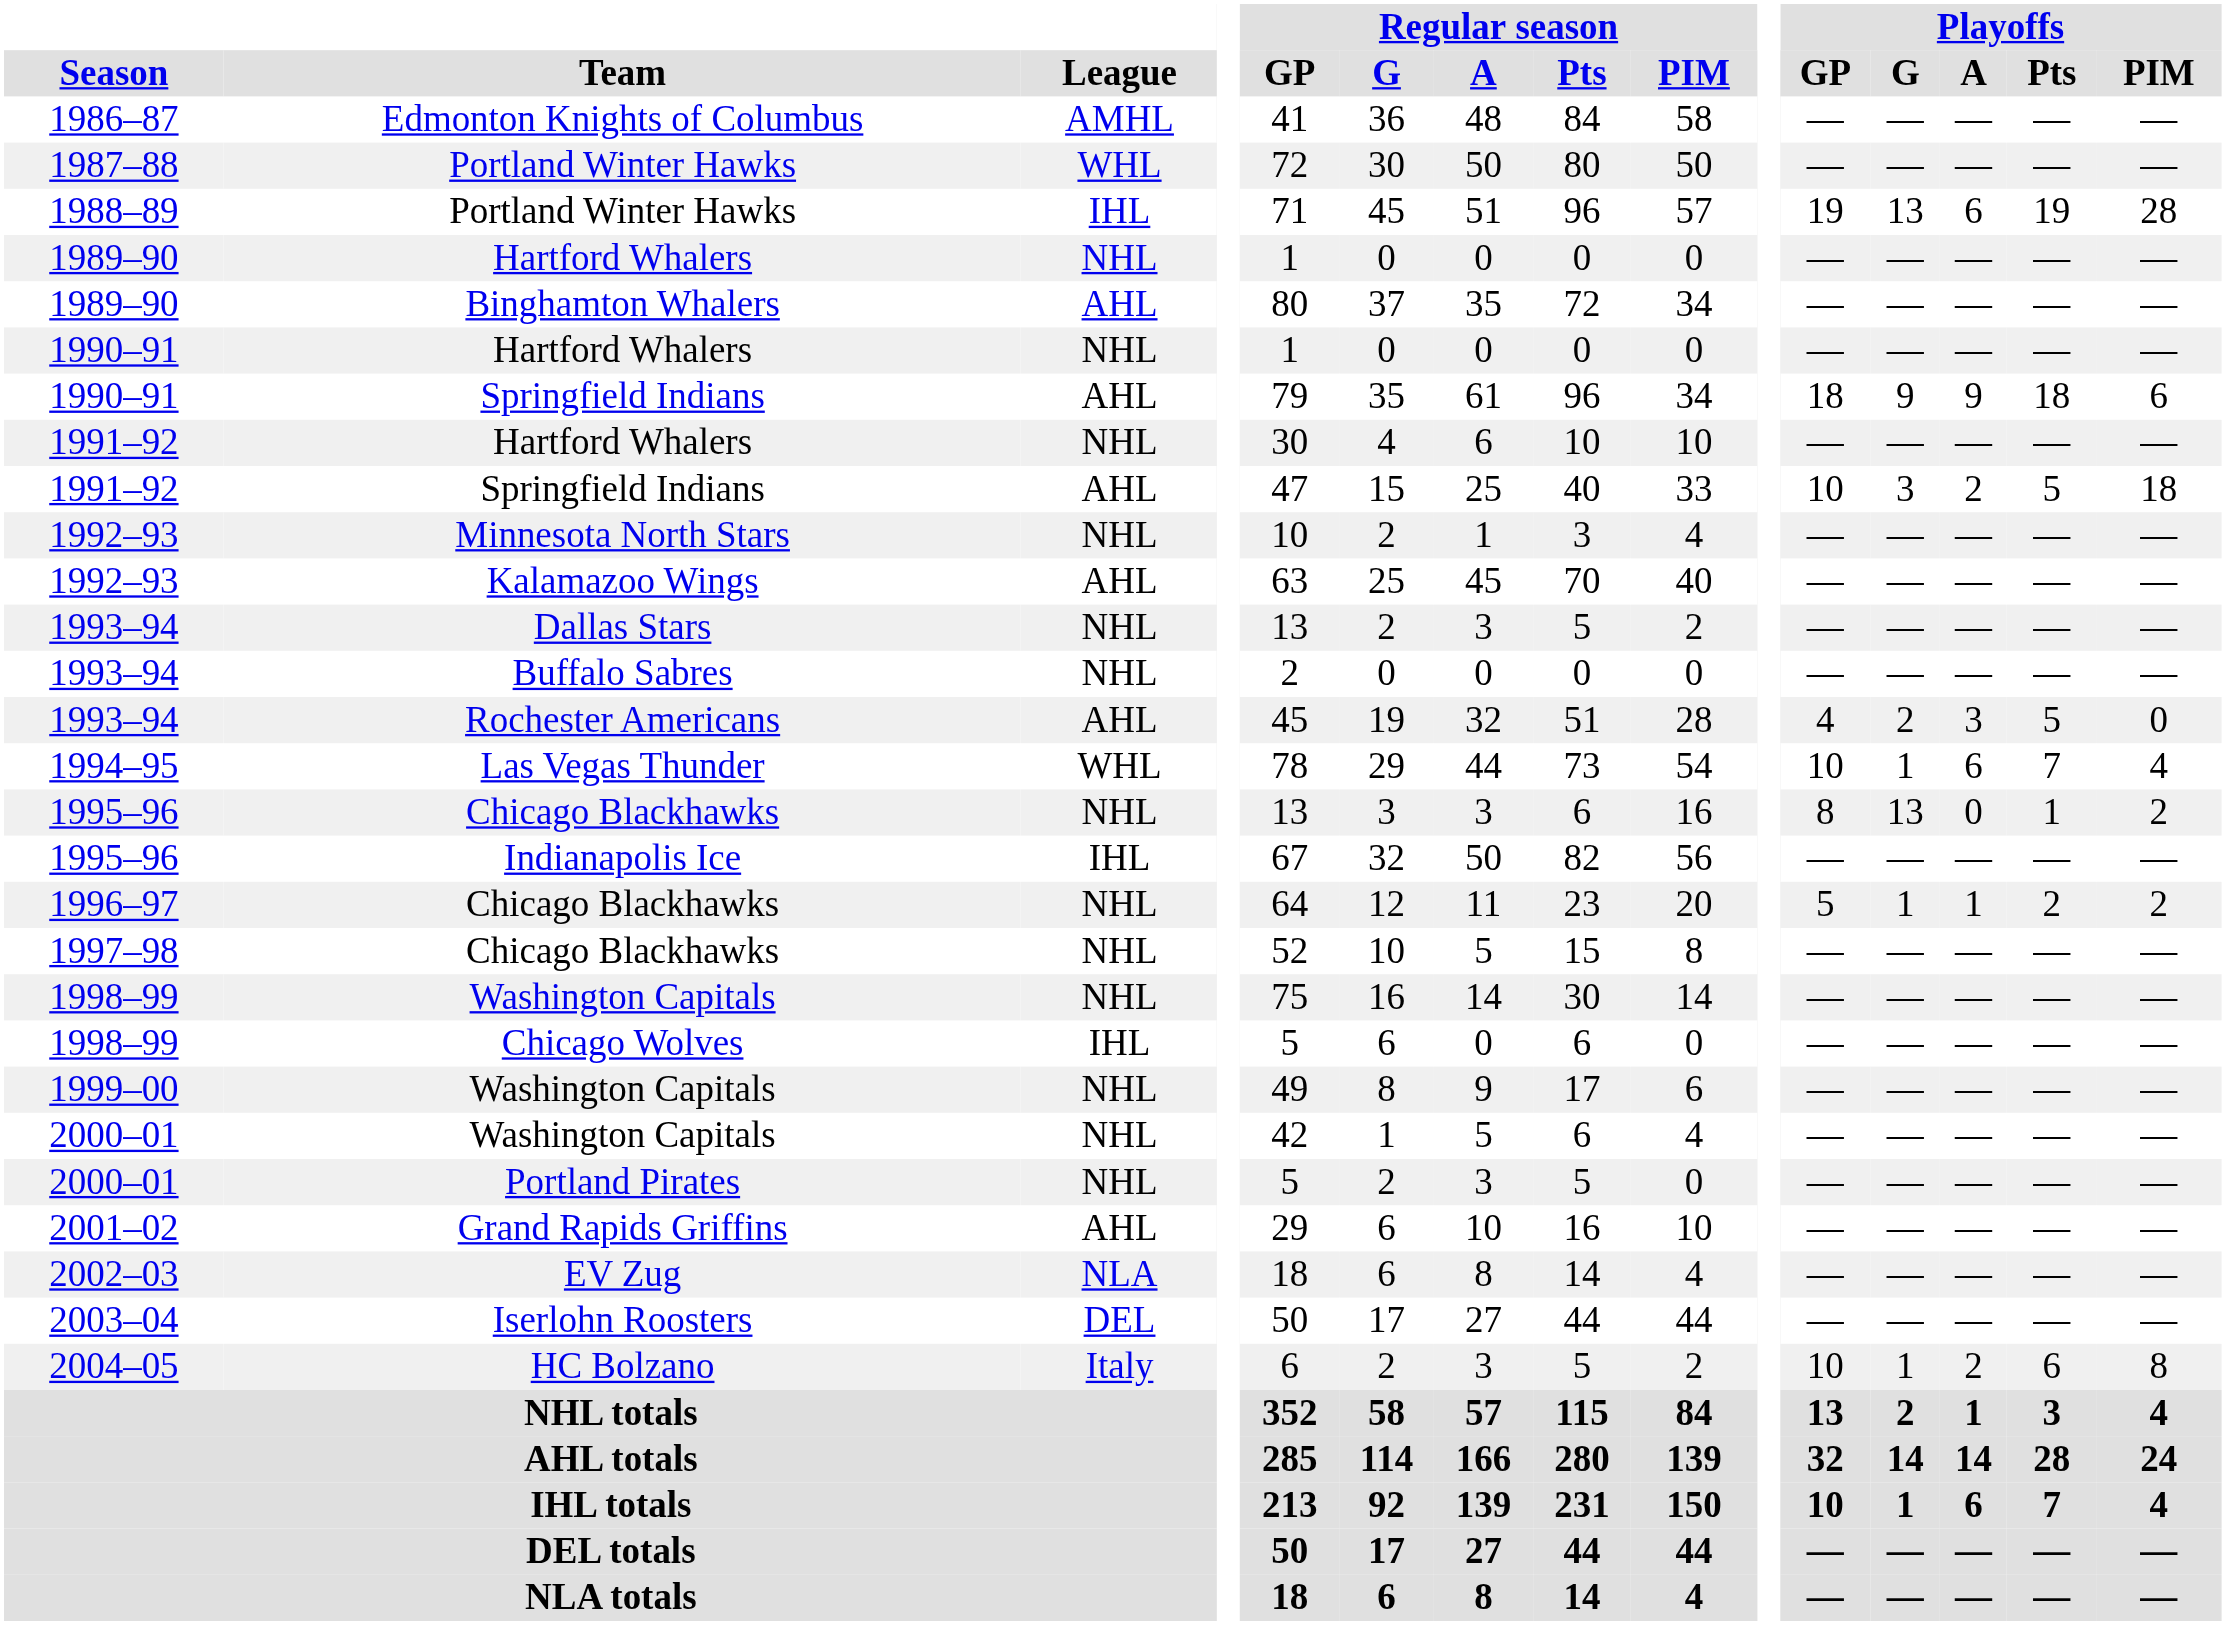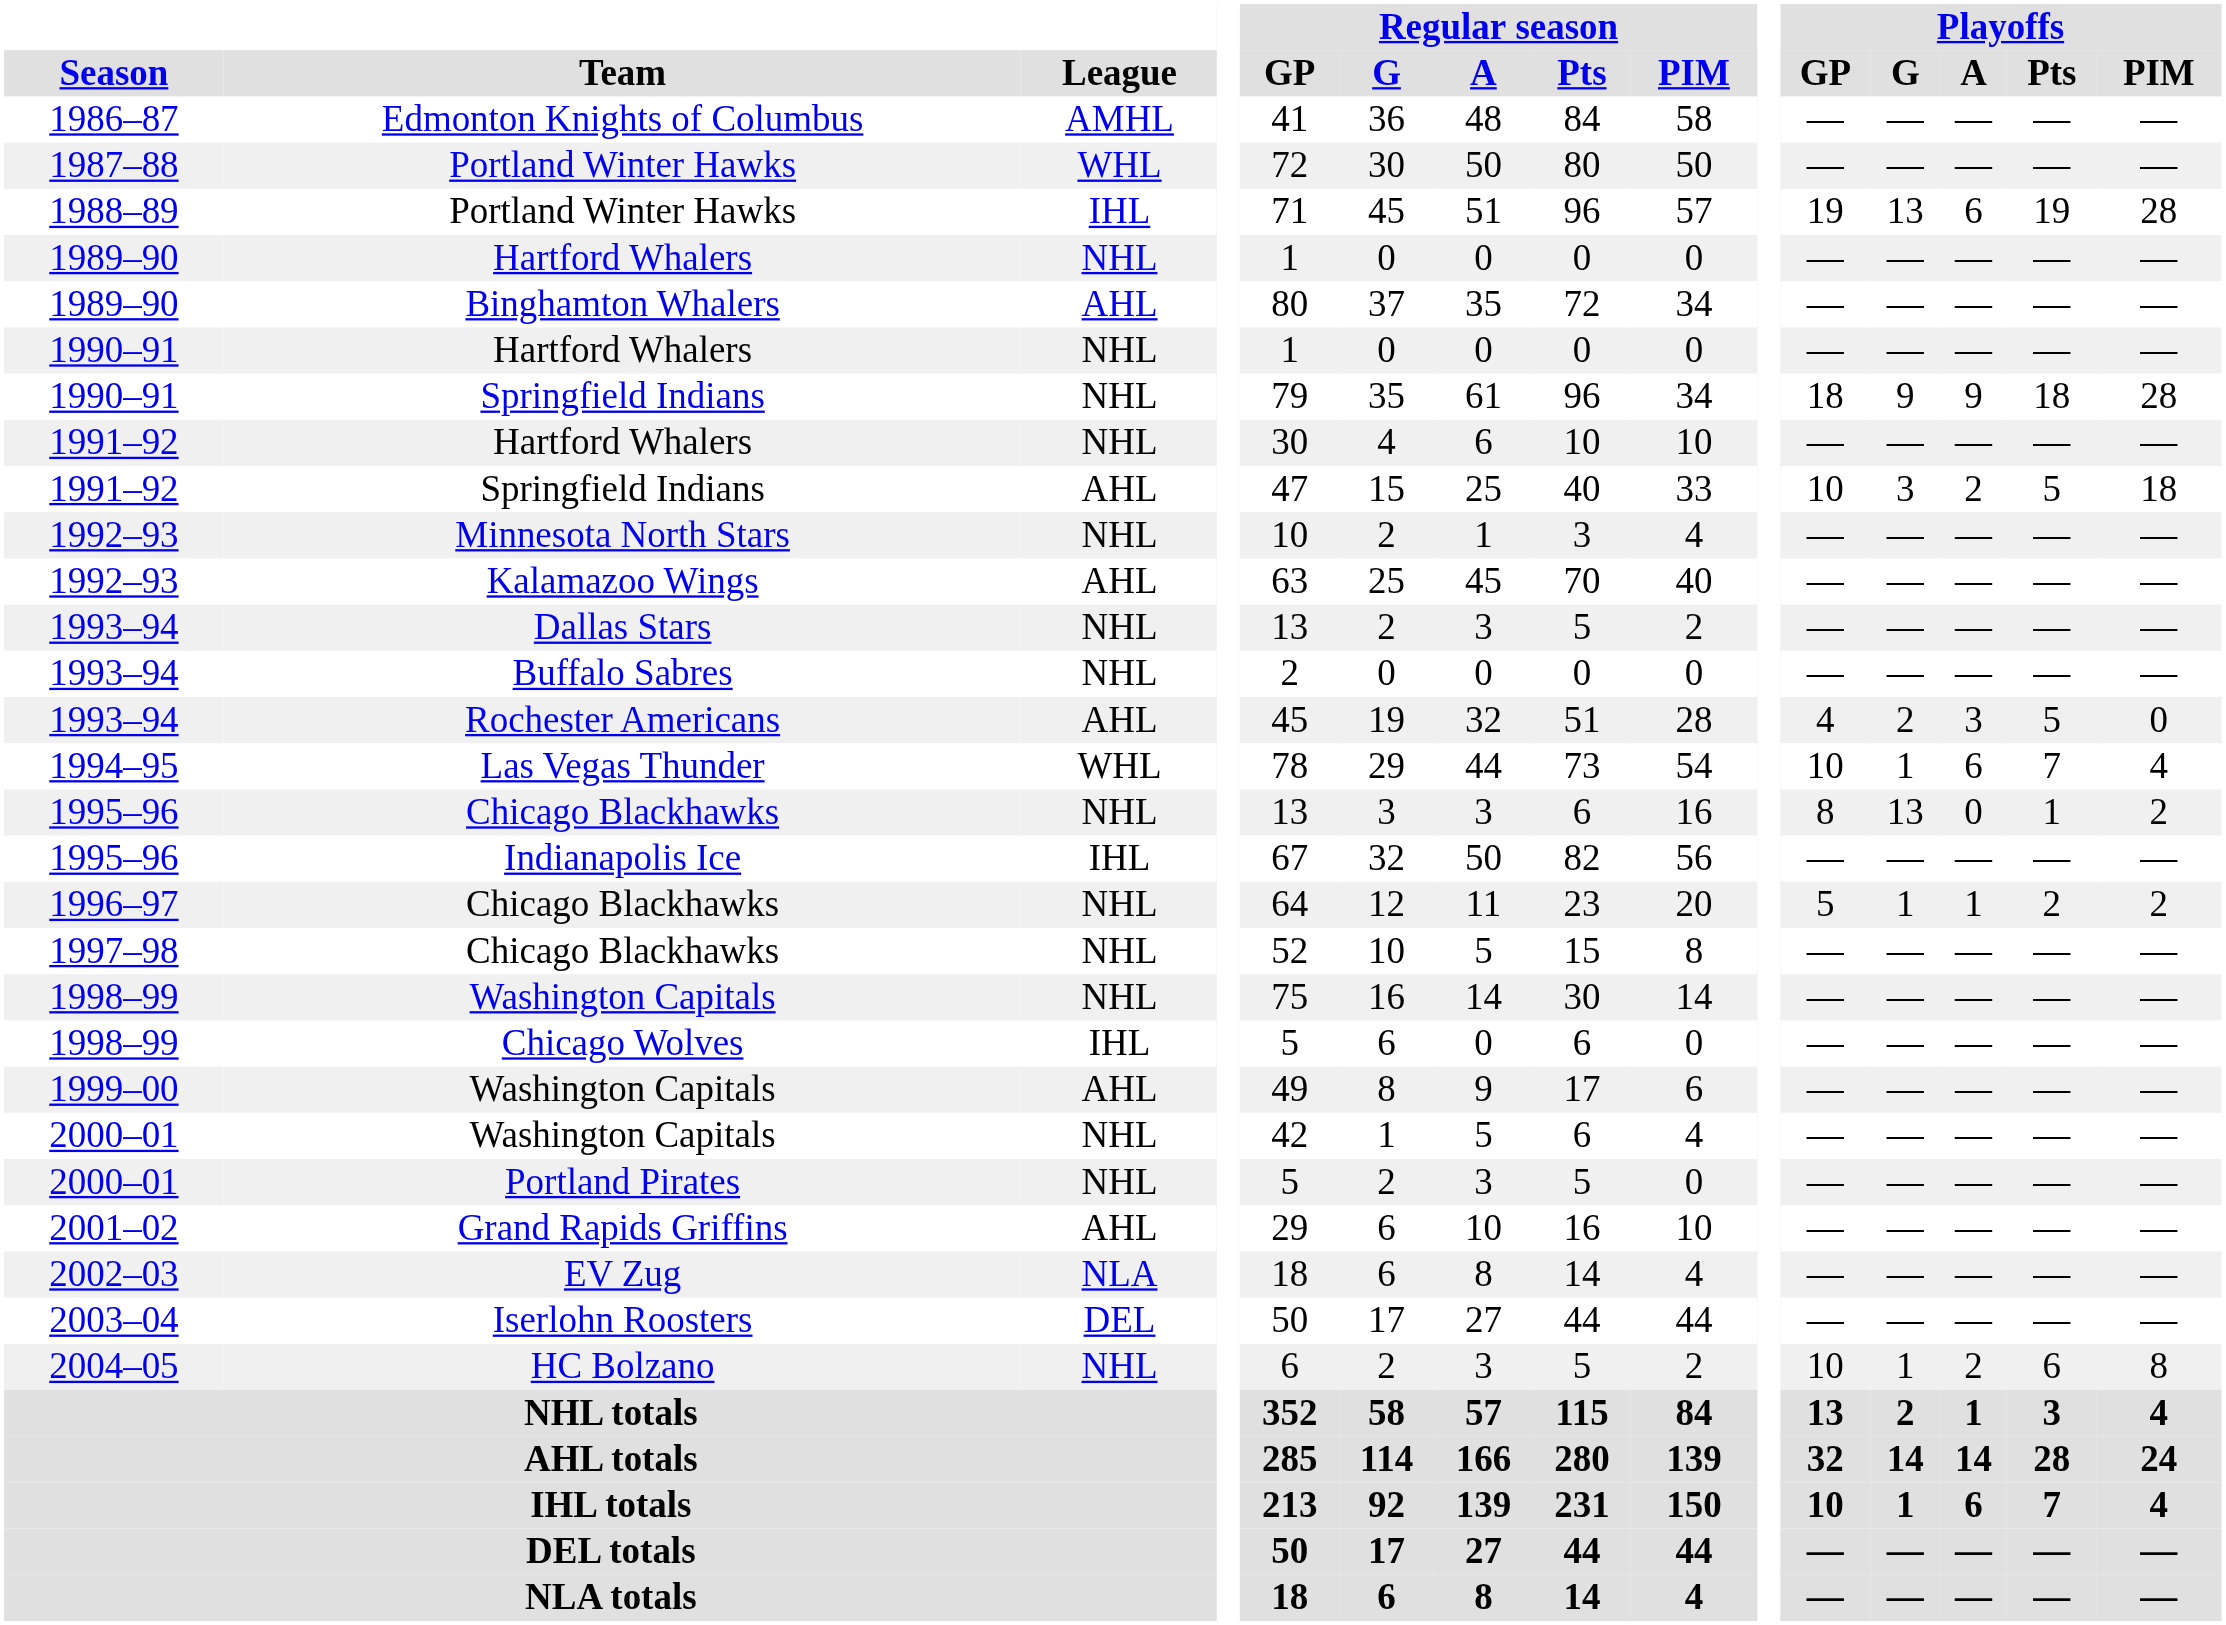(1120, 396) AHL -> (1120, 396) NHL
(2159, 396) 6 -> (2159, 396) 28
(1120, 1089) NHL -> (1120, 1089) AHL
(1120, 1366) Italy -> (1120, 1366) NHL
